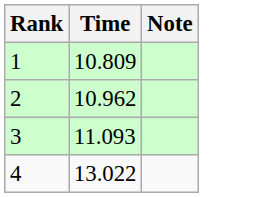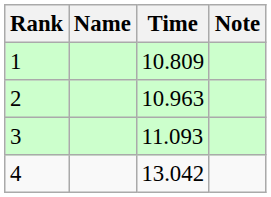+ column: (102, 23)
(105, 98) 10.962 -> (173, 98) 10.963
(105, 173) 13.022 -> (173, 173) 13.042
